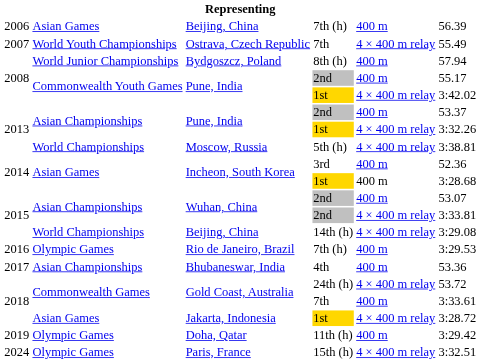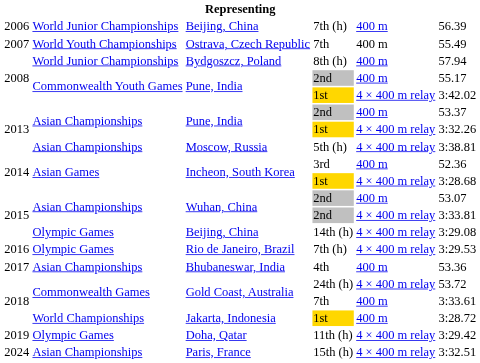(66, 26) Asian Games -> (105, 26) World Junior Championships
(396, 43) 4 × 400 m relay -> (372, 43) 400 m
(88, 146) World Championships -> (87, 146) Asian Championships
(372, 181) 400 m -> (396, 181) 4 × 400 m relay
(88, 232) World Championships -> (73, 232) Olympic Games
(372, 249) 400 m -> (396, 249) 4 × 400 m relay
(66, 318) Asian Games -> (88, 318) World Championships
(396, 318) 4 × 400 m relay -> (372, 318) 400 m
(372, 335) 400 m -> (396, 335) 4 × 400 m relay
(73, 352) Olympic Games -> (87, 352) Asian Championships
